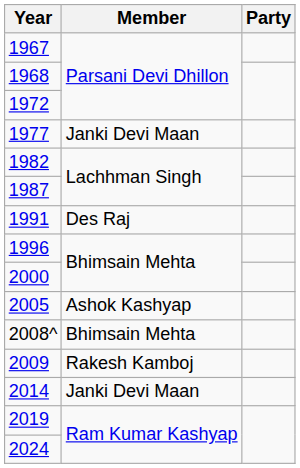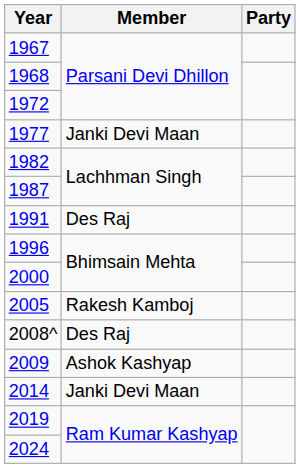(129, 305) Ashok Kashyap -> (130, 305) Rakesh Kamboj
(131, 334) Bhimsain Mehta -> (98, 334) Des Raj
(130, 362) Rakesh Kamboj -> (129, 362) Ashok Kashyap
